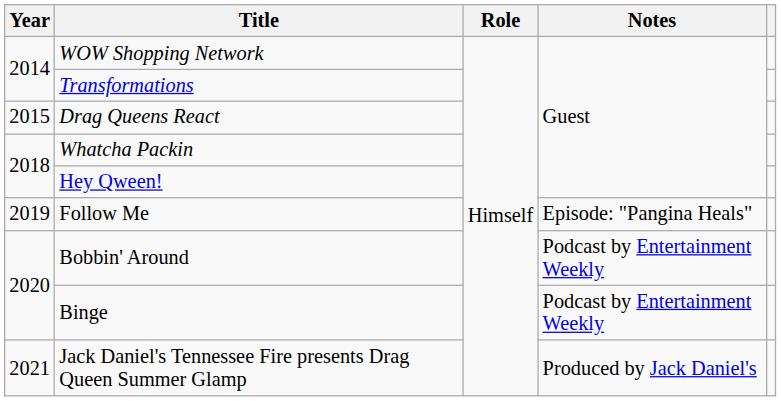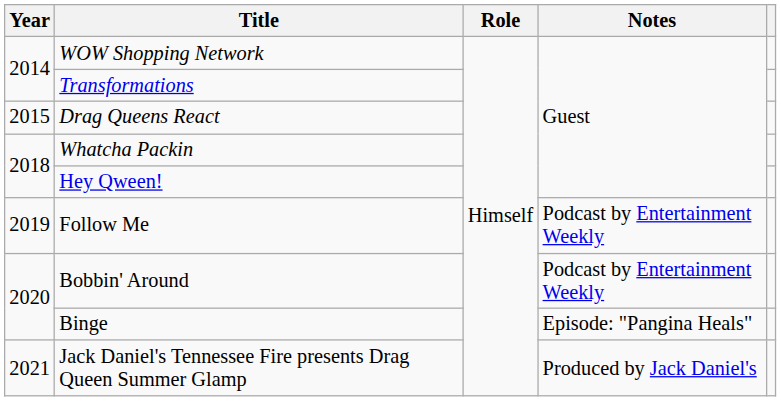(647, 213) Episode: "Pangina Heals" -> (647, 225) Podcast by Entertainment Weekly
(647, 312) Podcast by Entertainment Weekly -> (647, 324) Episode: "Pangina Heals"
